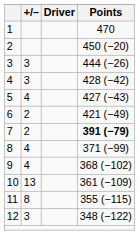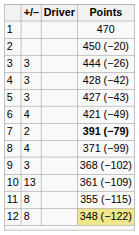(27, 98) 4 -> (27, 98) 3
(27, 115) 2 -> (27, 115) 4
(27, 166) 4 -> (27, 166) 3
(27, 217) 3 -> (27, 217) 8
(106, 217) no background -> (106, 217) khaki background
